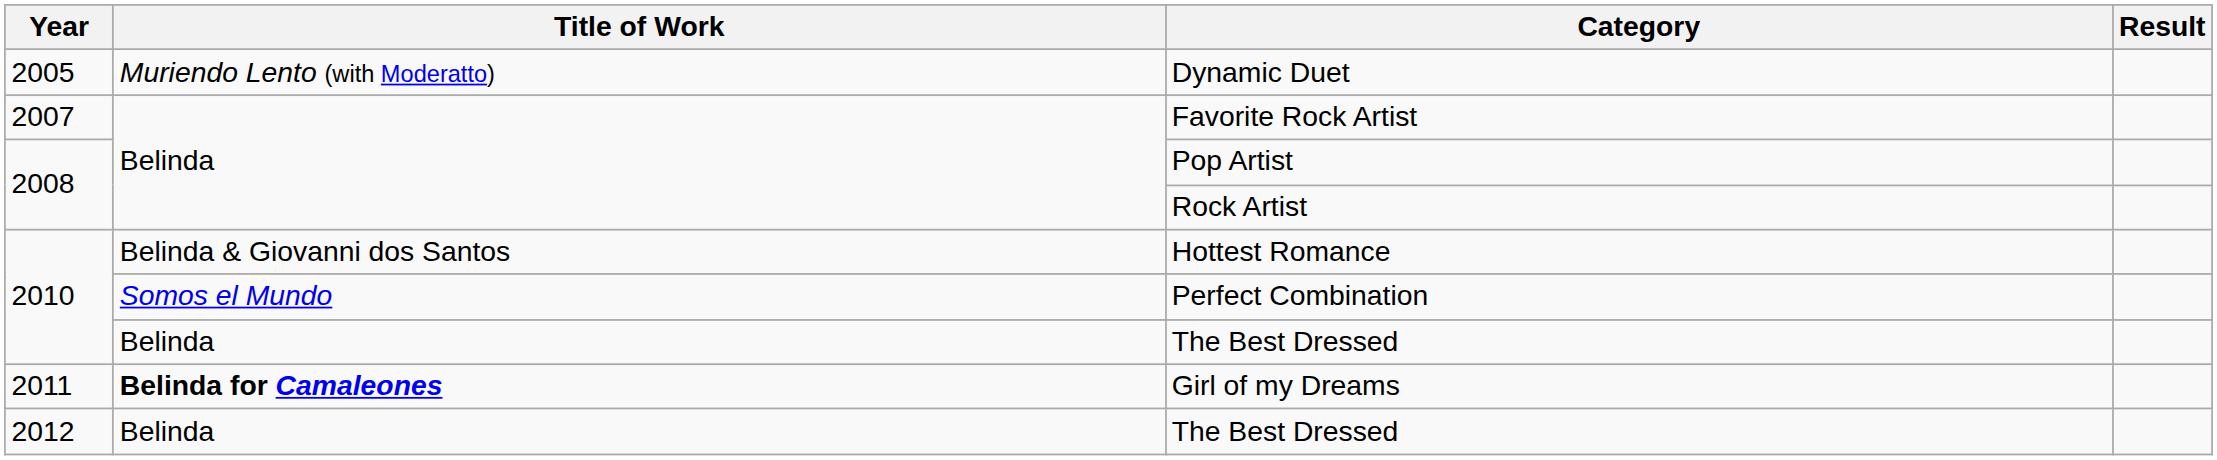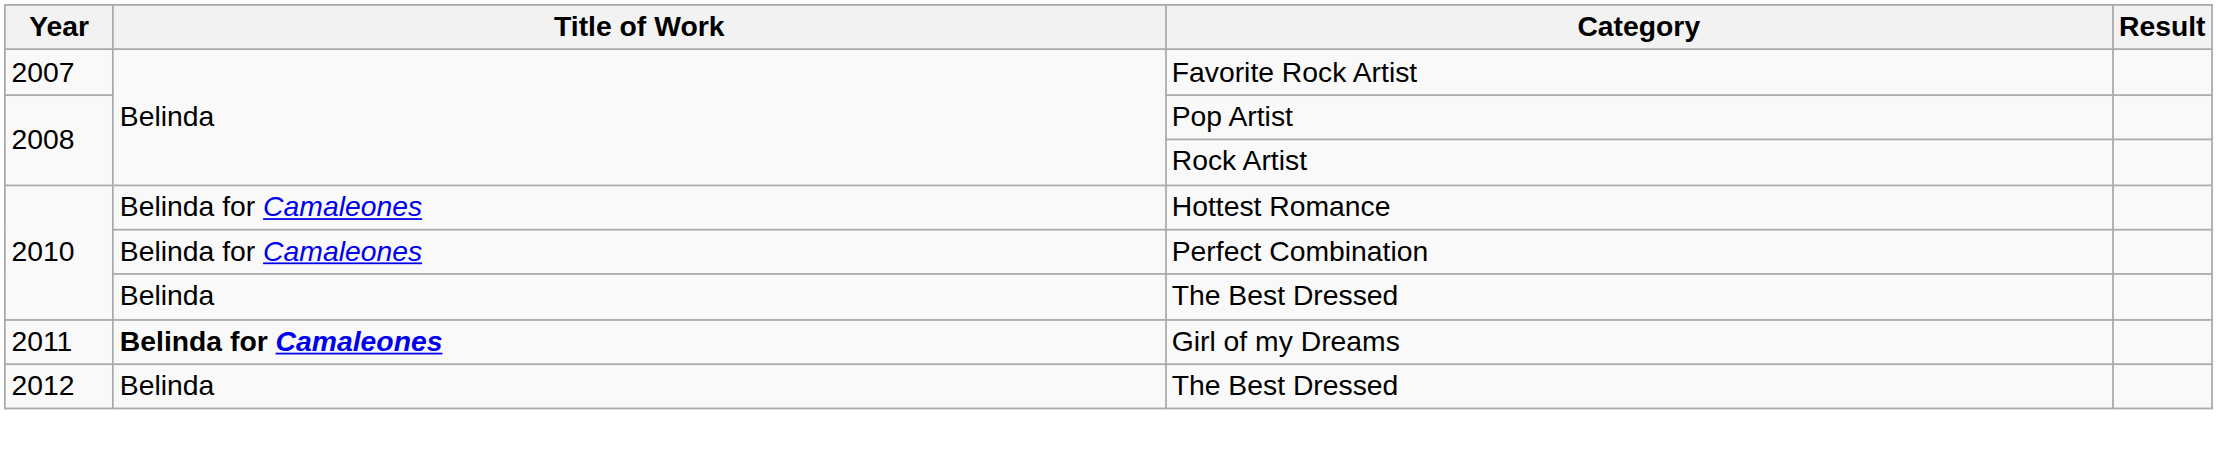- row: (43, 71)
(315, 251) Belinda & Giovanni dos Santos -> (271, 206) Belinda for Camaleones
(226, 296) Somos el Mundo -> (271, 251) Belinda for Camaleones
